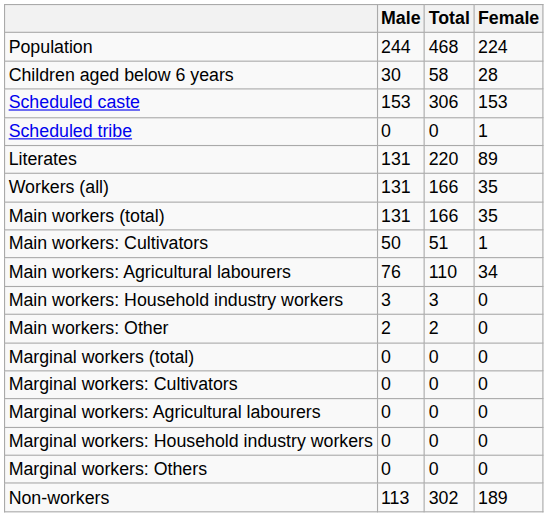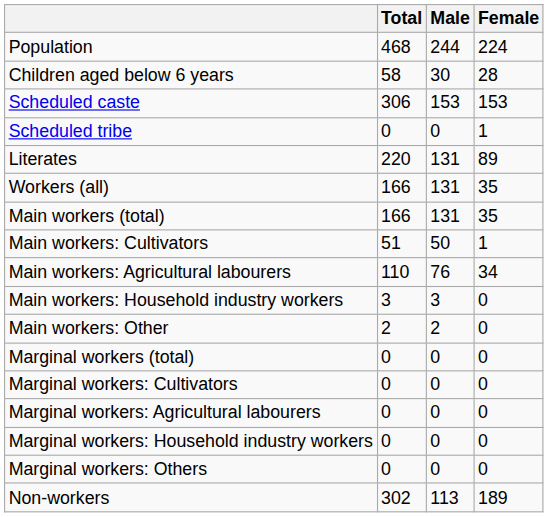columns swapped: (449, 18) <-> (401, 18)
